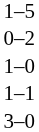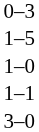+ row: (19, 11)
- row: (19, 38)
